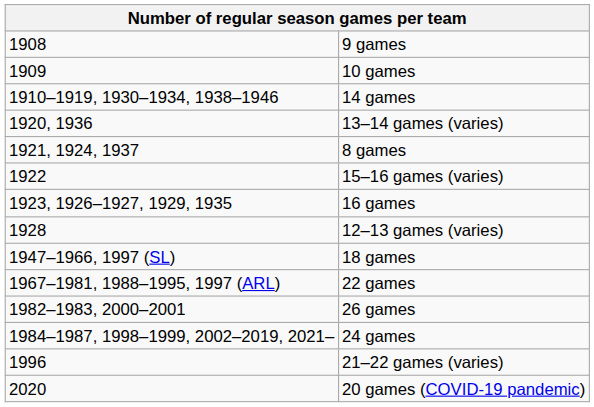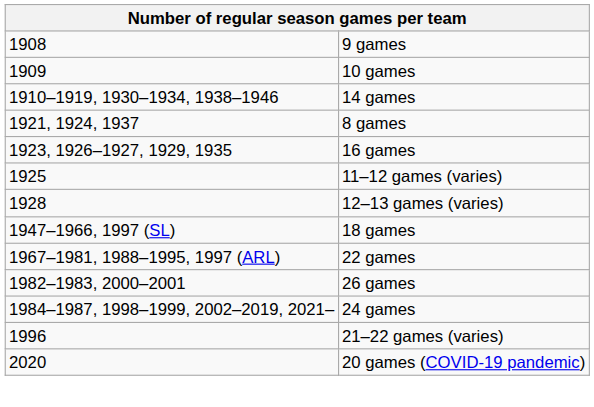- row: (423, 124)
- row: (423, 177)
+ row: (422, 177)
